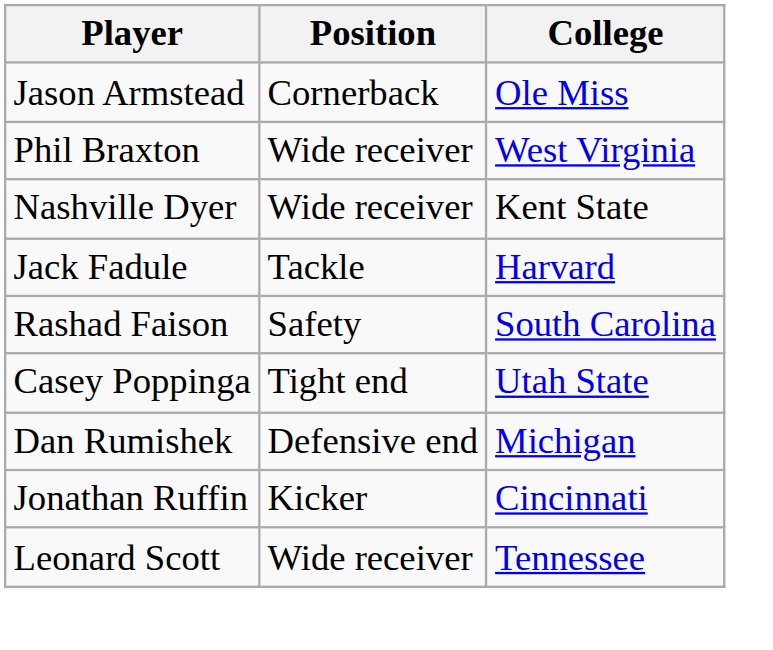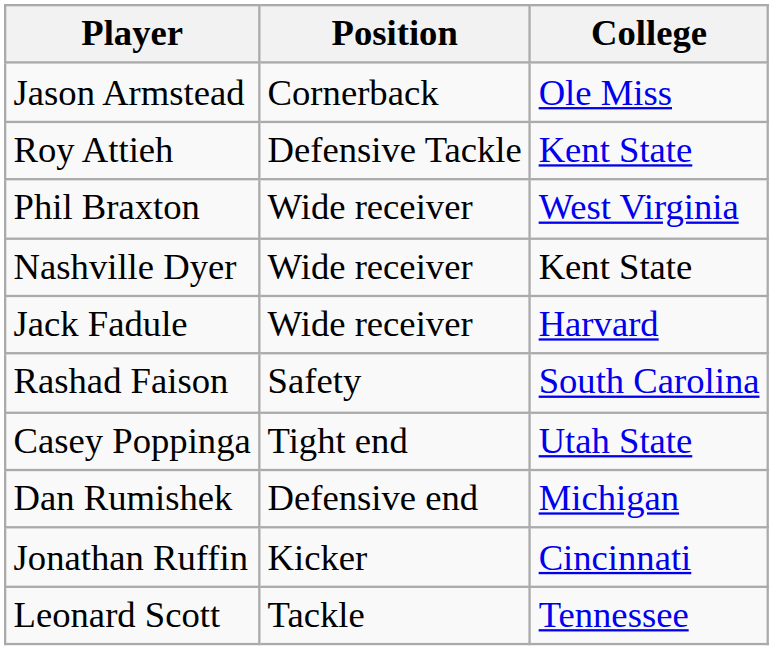+ row: (93, 149)
(316, 265) Tackle -> (370, 324) Wide receiver
(370, 556) Wide receiver -> (316, 614) Tackle
